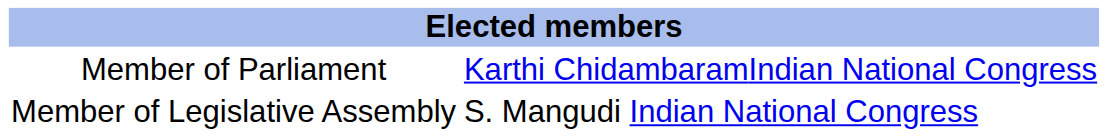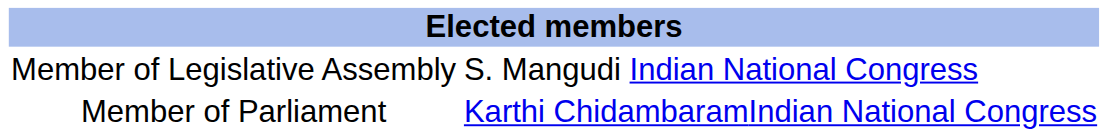rows swapped: (234, 112) <-> (234, 69)
